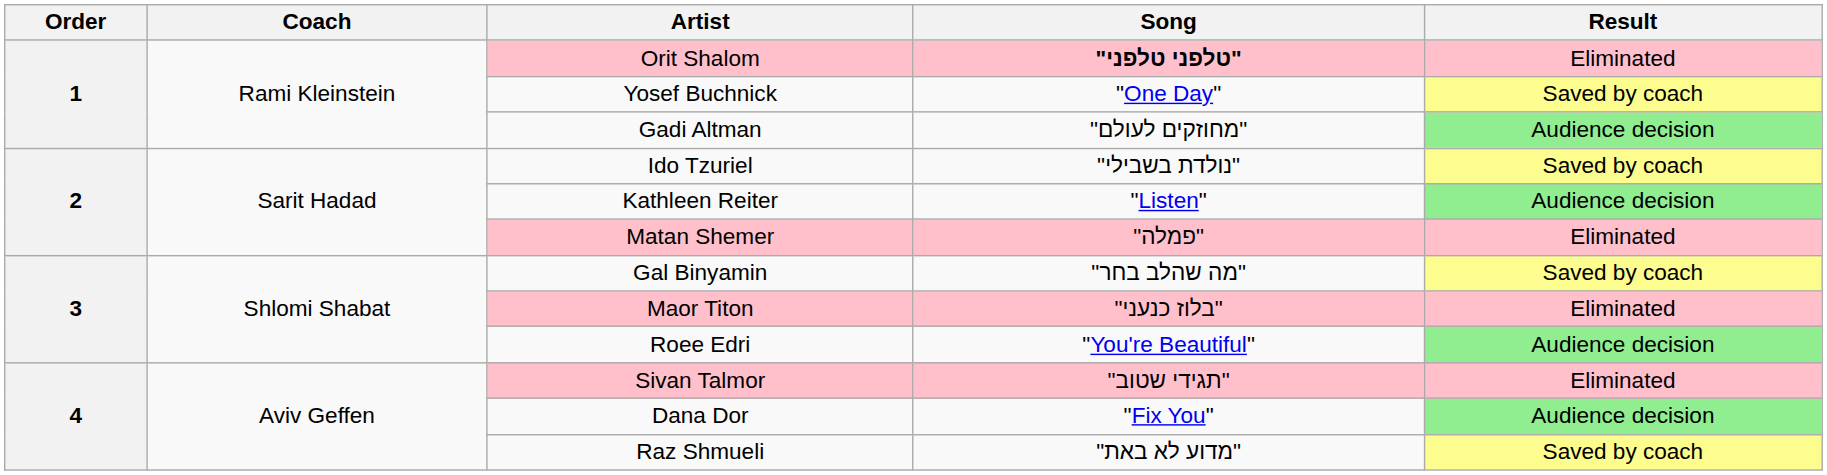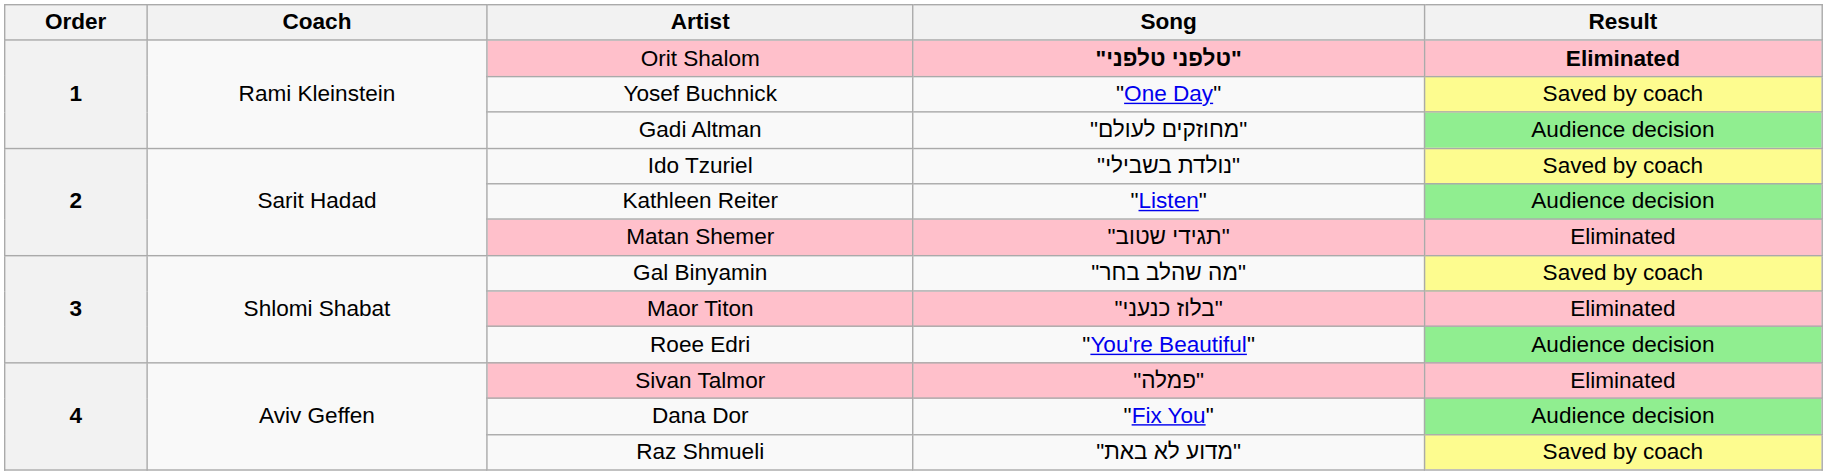(1623, 58) normal -> (1623, 58) bold
(1169, 237) "פמלה" -> (1169, 237) "תגידי שטוב"
(1169, 380) "תגידי שטוב" -> (1169, 380) "פמלה"
